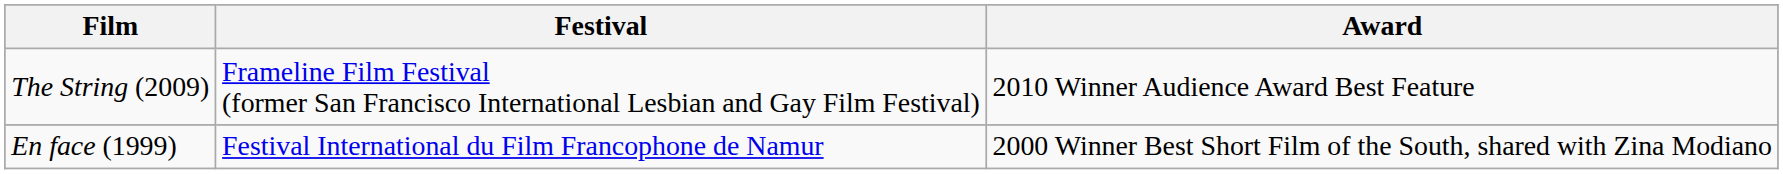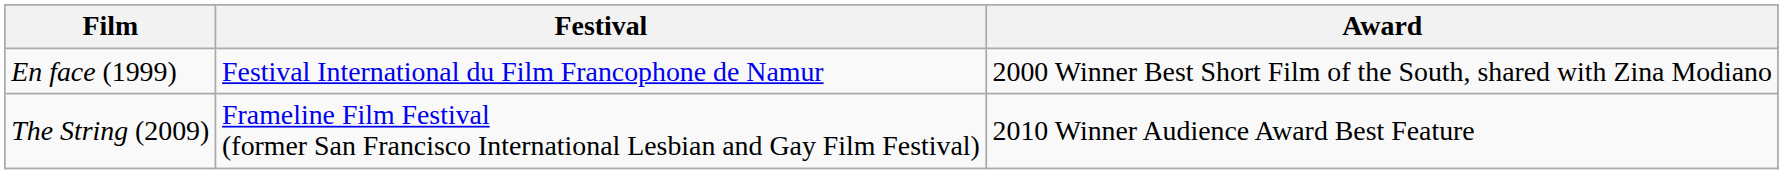rows swapped: (94, 146) <-> (110, 86)
